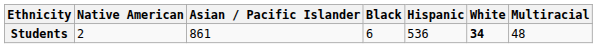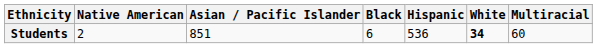(200, 33) 861 -> (200, 33) 851
(518, 33) 48 -> (518, 33) 60
